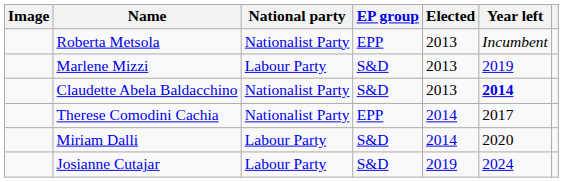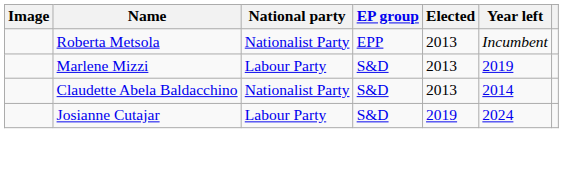(498, 90) bold -> (498, 90) normal
- row: (138, 115)
- row: (97, 139)
